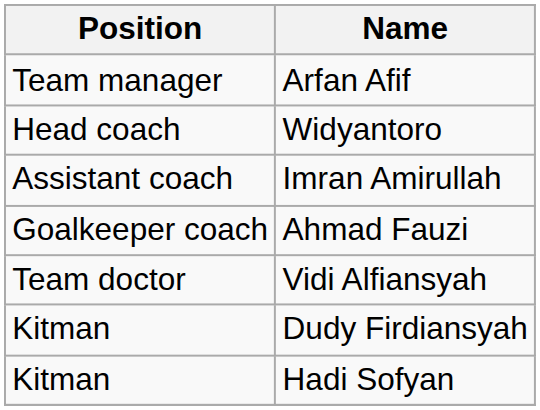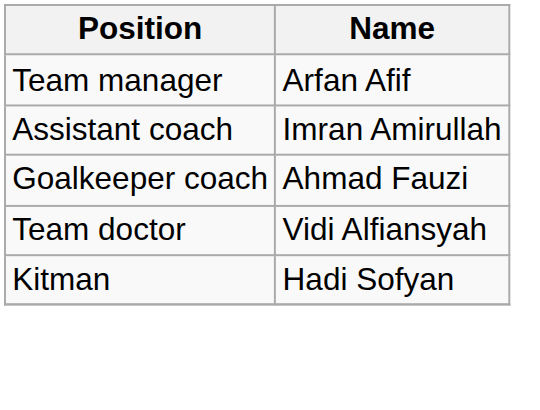- row: (362, 129)
- row: (405, 329)
